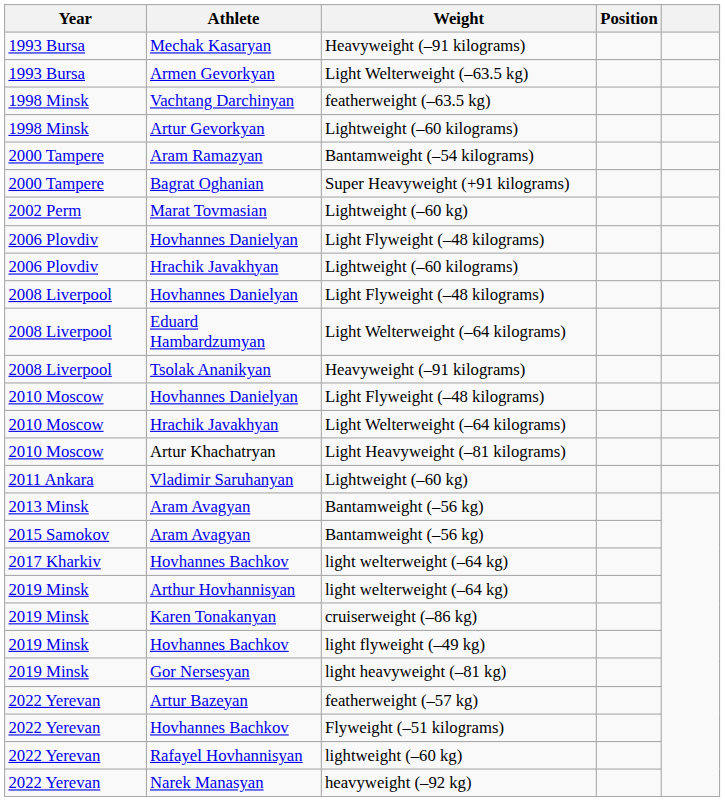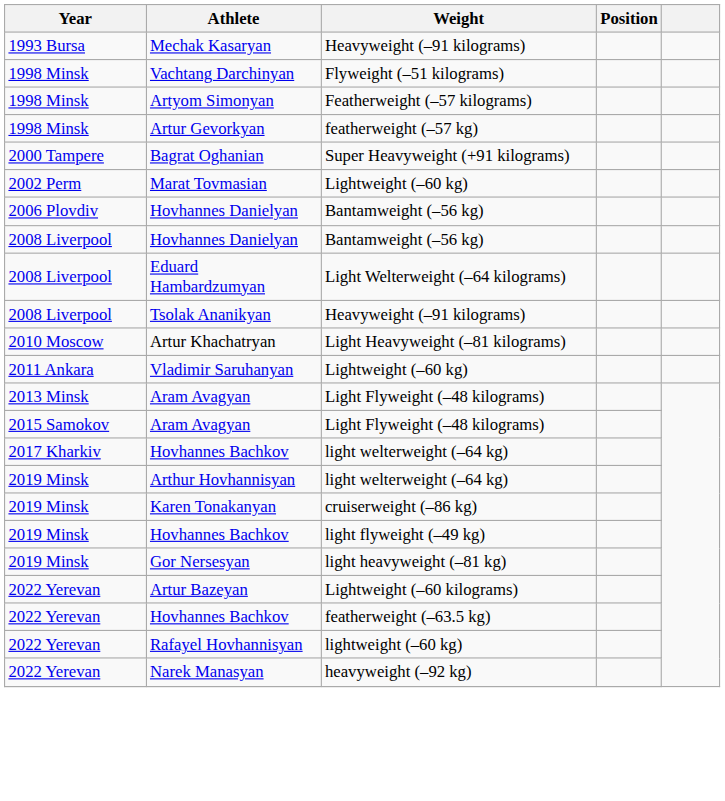- row: (47, 73)
(408, 101) featherweight (–63.5 kg) -> (414, 73) Flyweight (–51 kilograms)
+ row: (49, 101)
(421, 128) Lightweight (–60 kilograms) -> (401, 128) featherweight (–57 kg)
- row: (56, 156)
(435, 239) Light Flyweight (–48 kilograms) -> (404, 211) Bantamweight (–56 kg)
- row: (53, 266)
(435, 294) Light Flyweight (–48 kilograms) -> (404, 239) Bantamweight (–56 kg)
- row: (56, 396)
- row: (56, 424)
(404, 506) Bantamweight (–56 kg) -> (435, 396) Light Flyweight (–48 kilograms)
(404, 534) Bantamweight (–56 kg) -> (435, 424) Light Flyweight (–48 kilograms)
(401, 699) featherweight (–57 kg) -> (421, 589) Lightweight (–60 kilograms)
(414, 727) Flyweight (–51 kilograms) -> (408, 617) featherweight (–63.5 kg)
